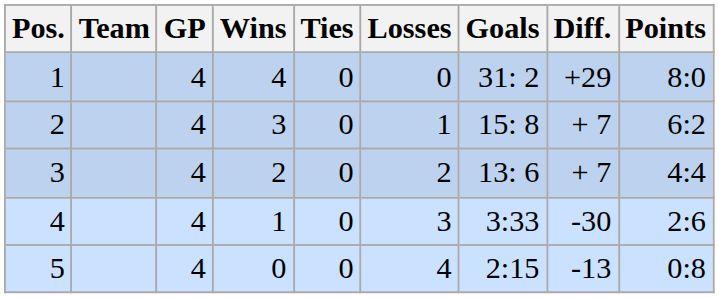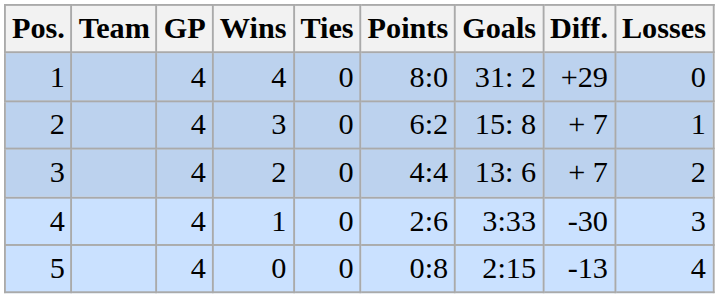columns swapped: (410, 28) <-> (666, 28)
